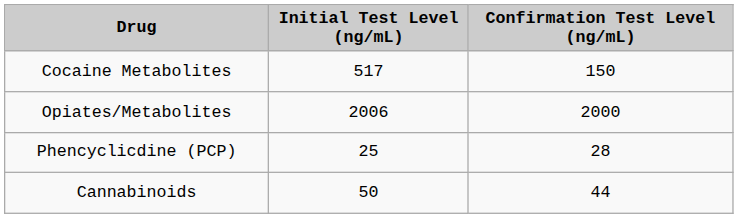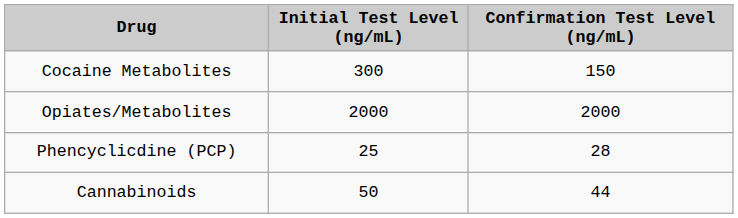(369, 71) 517 -> (369, 71) 300
(369, 112) 2006 -> (369, 112) 2000
